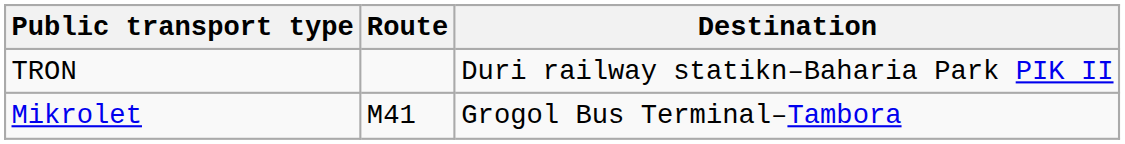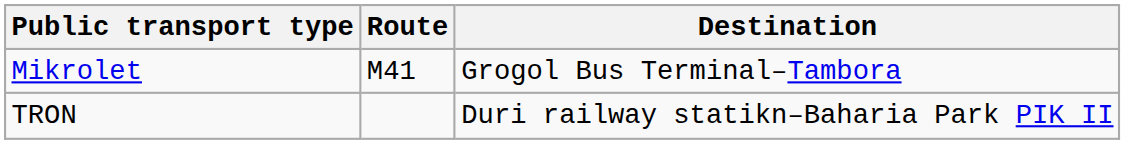rows swapped: (77, 116) <-> (44, 71)
